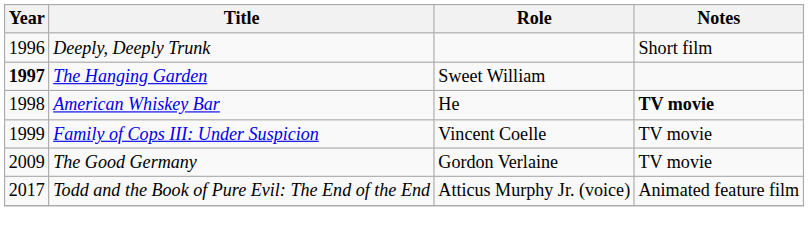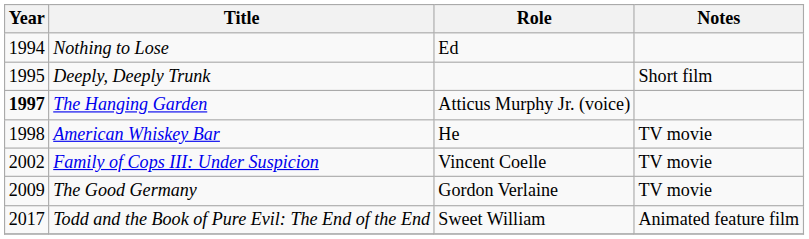+ row: (111, 47)
(27, 47) 1996 -> (27, 76) 1995
(492, 76) Sweet William -> (534, 104) Atticus Murphy Jr. (voice)
(676, 104) bold -> (675, 133) normal
(27, 133) 1999 -> (27, 162) 2002
(534, 190) Atticus Murphy Jr. (voice) -> (492, 219) Sweet William
